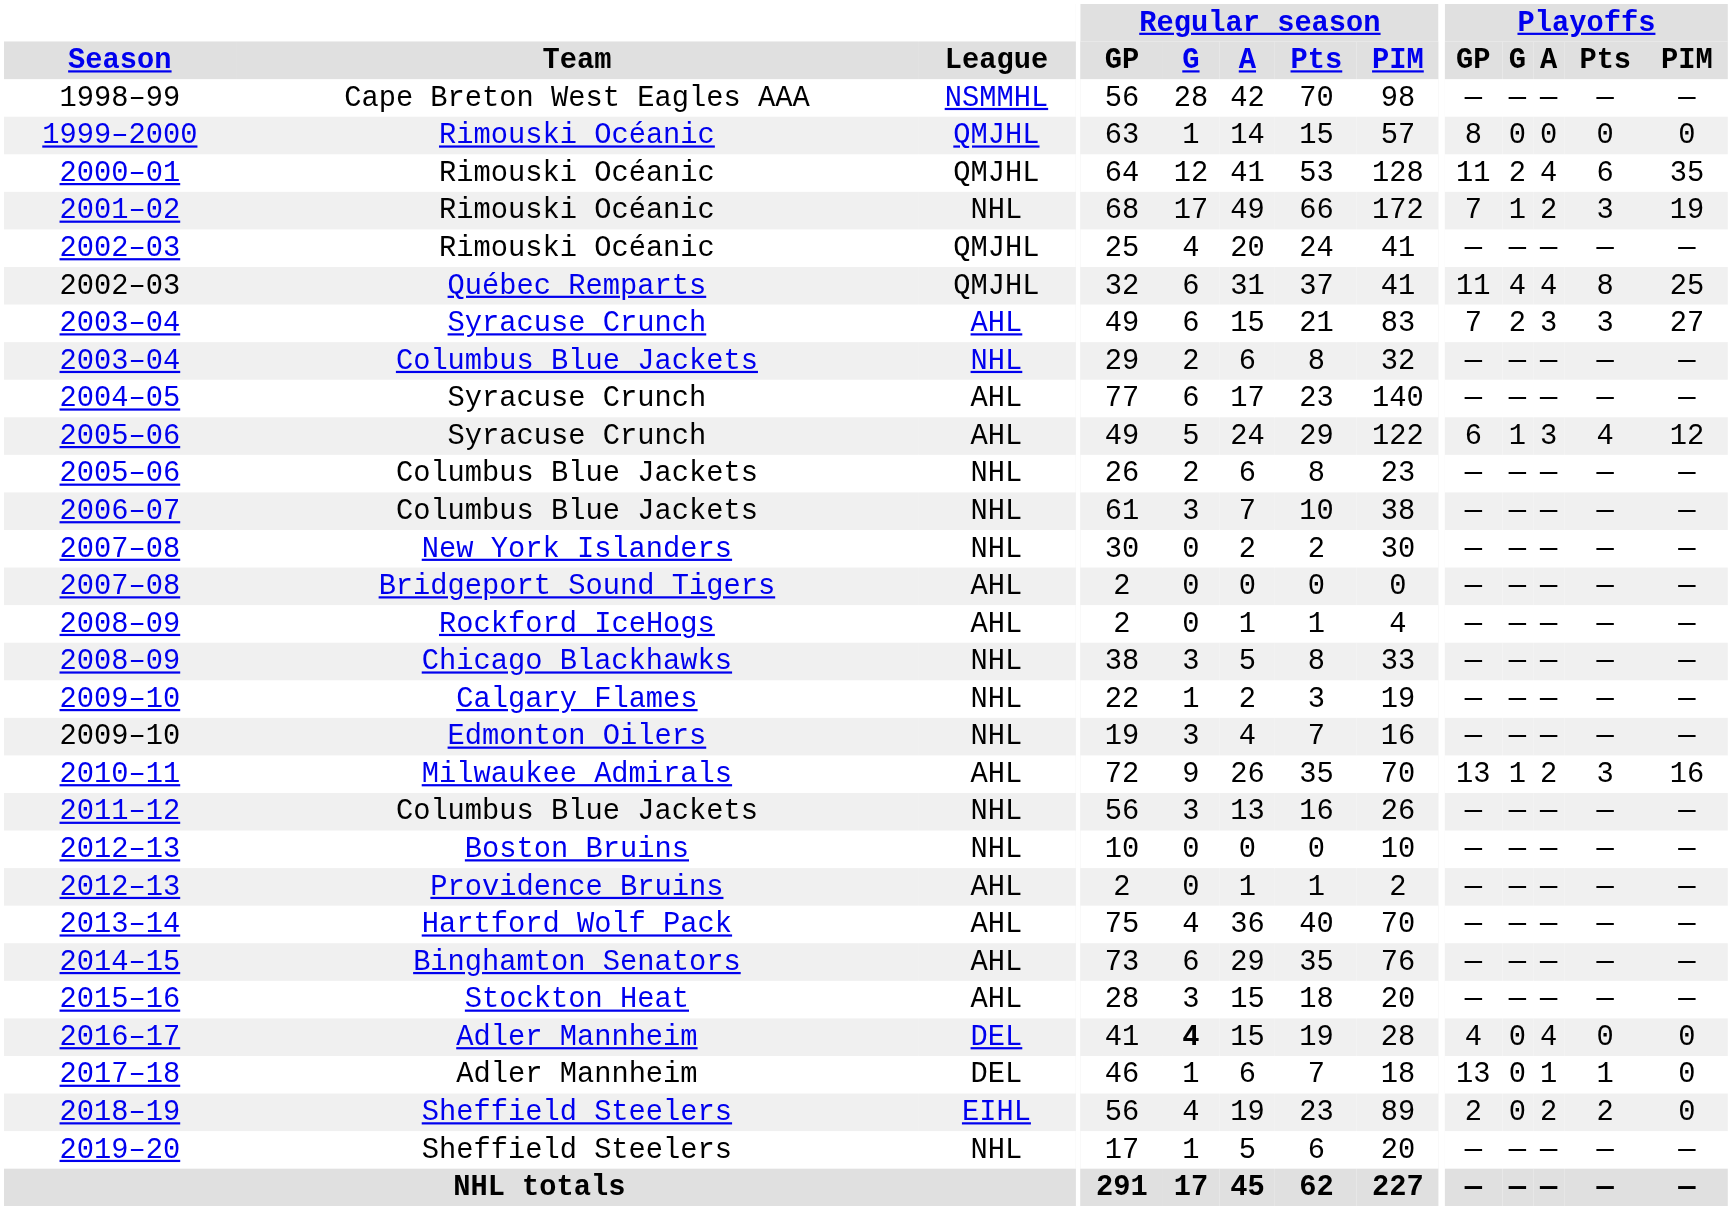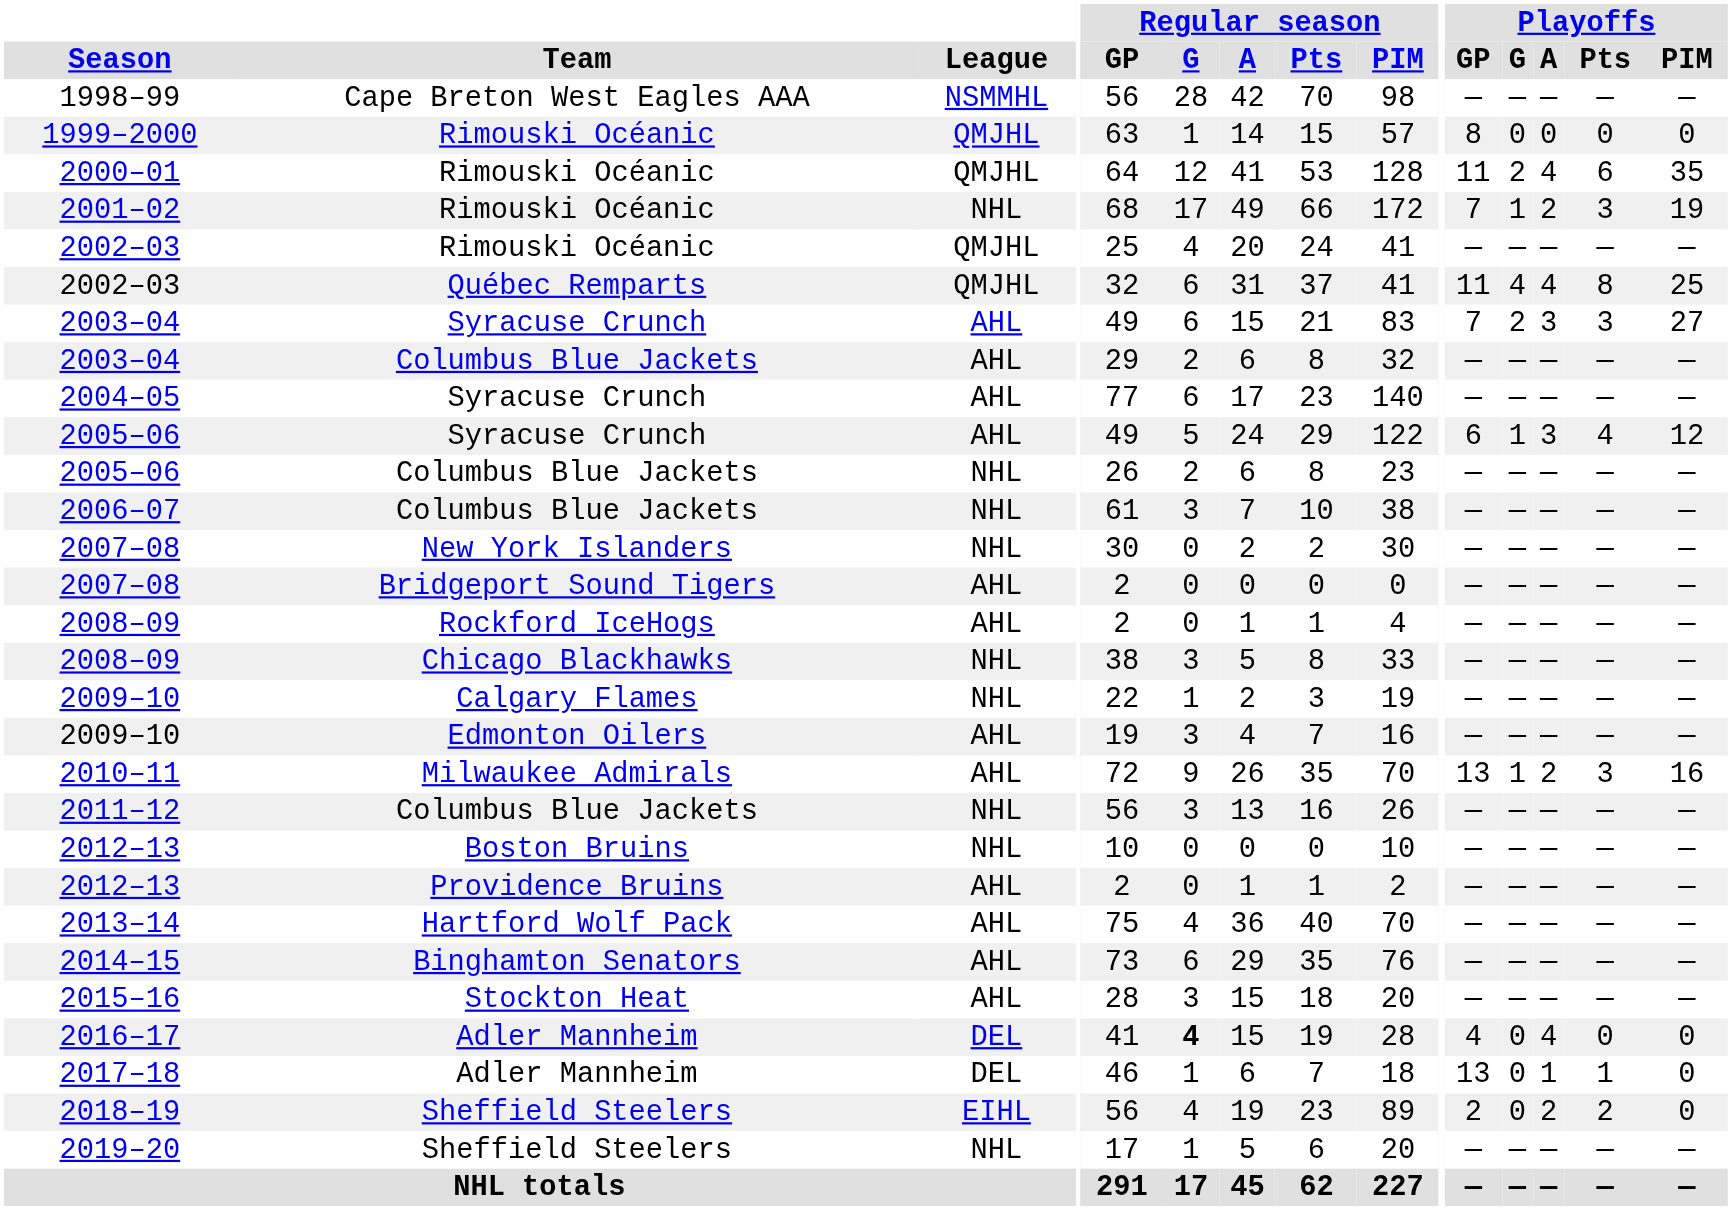(996, 361) NHL -> (996, 361) AHL
(996, 737) NHL -> (996, 737) AHL
